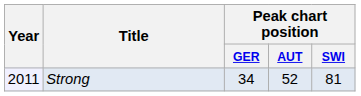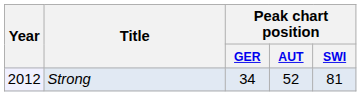(24, 79) 2011 -> (24, 79) 2012
